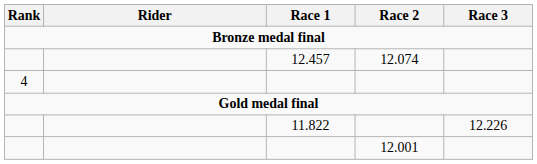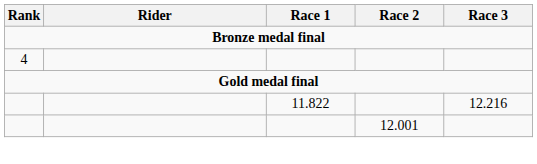- row: (310, 59)
(488, 125) 12.226 -> (488, 103) 12.216
